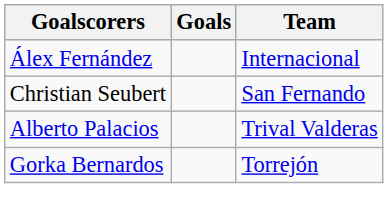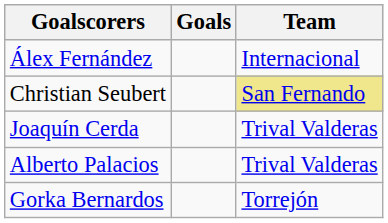(303, 93) no background -> (303, 93) khaki background
+ row: (74, 128)
